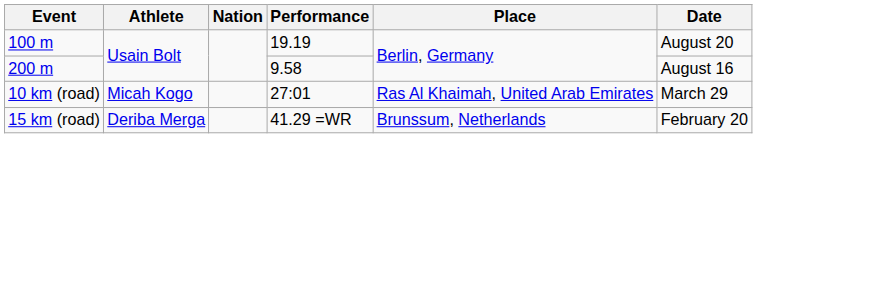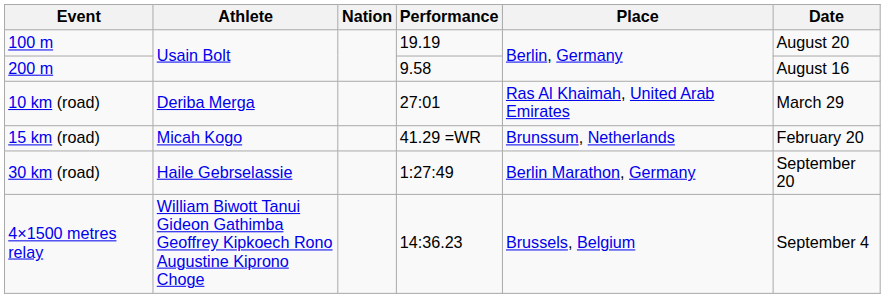(150, 94) Micah Kogo -> (206, 103) Deriba Merga
(156, 119) Deriba Merga -> (199, 138) Micah Kogo
+ row: (54, 172)
+ row: (62, 243)
